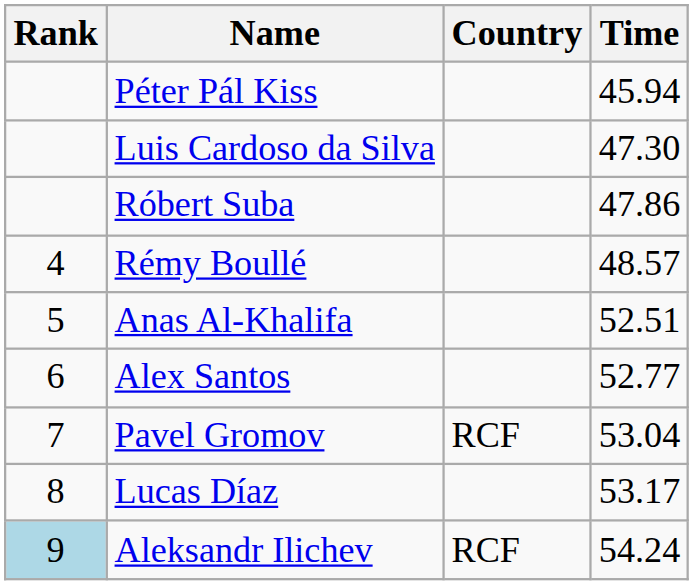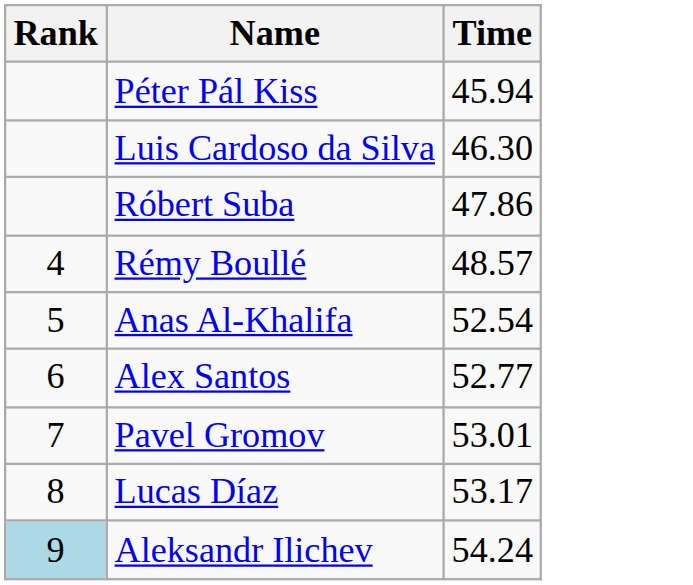- column: (517, 33)
(640, 147) 47.30 -> (492, 147) 46.30
(640, 319) 52.51 -> (492, 319) 52.54
(640, 434) 53.04 -> (492, 434) 53.01
